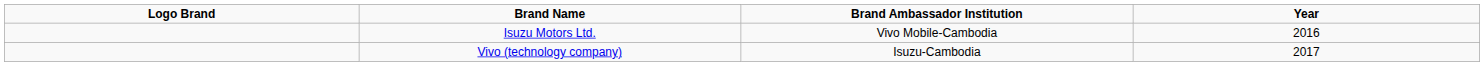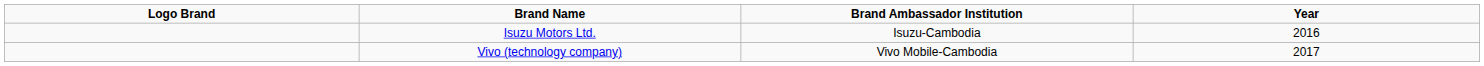(937, 33) Vivo Mobile-Cambodia -> (937, 33) Isuzu-Cambodia
(937, 52) Isuzu-Cambodia -> (937, 52) Vivo Mobile-Cambodia
